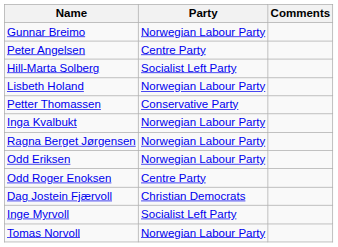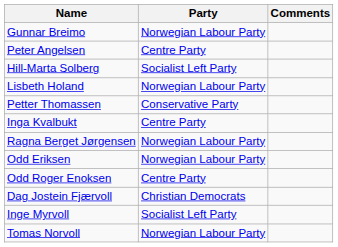(203, 123) Norwegian Labour Party -> (173, 123) Centre Party
